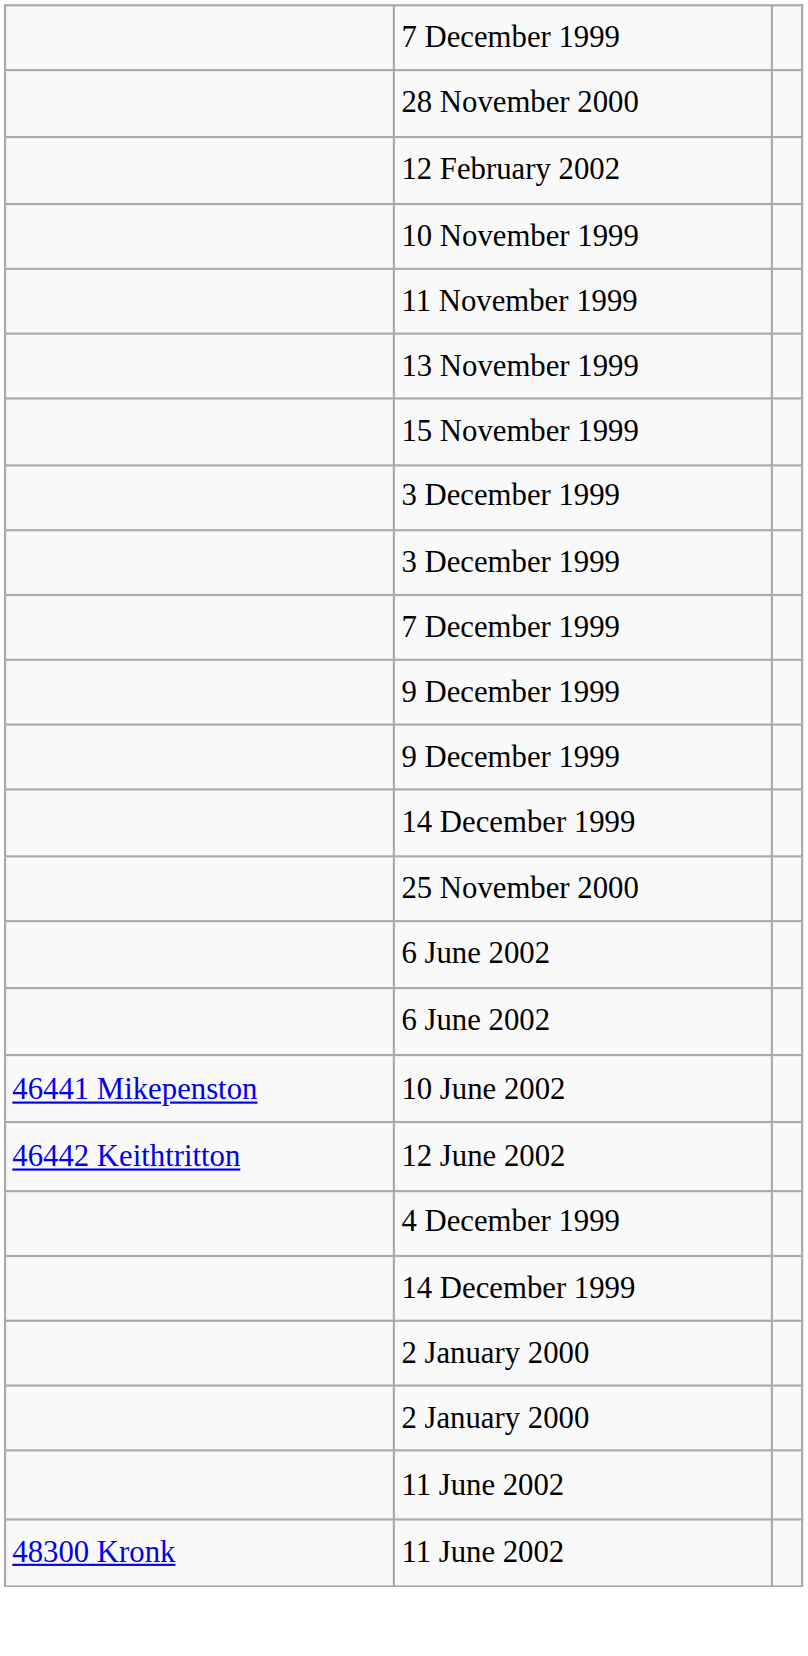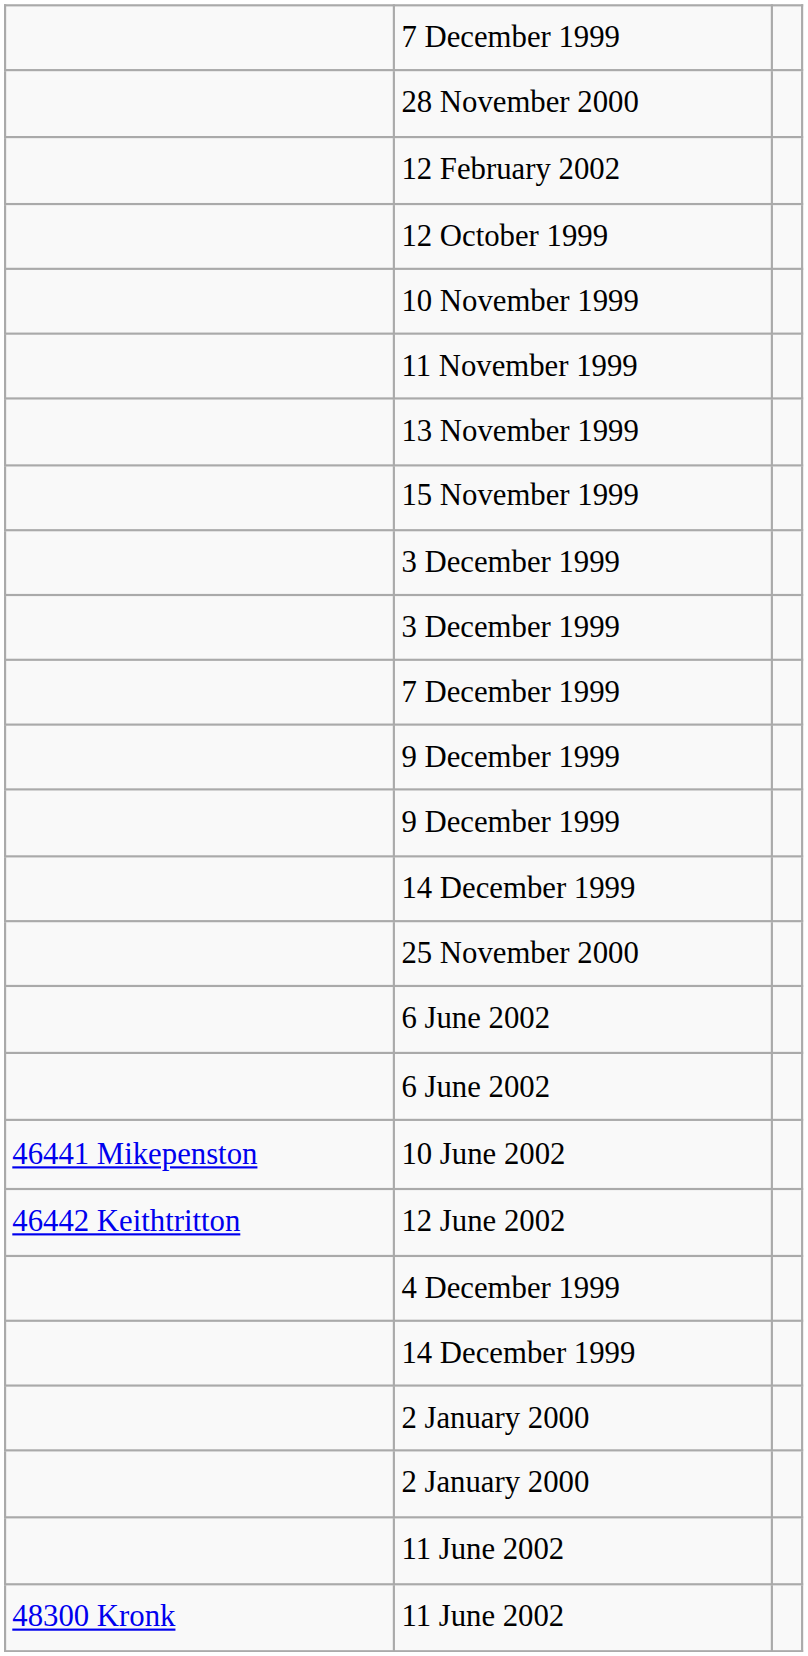+ row: (200, 236)
